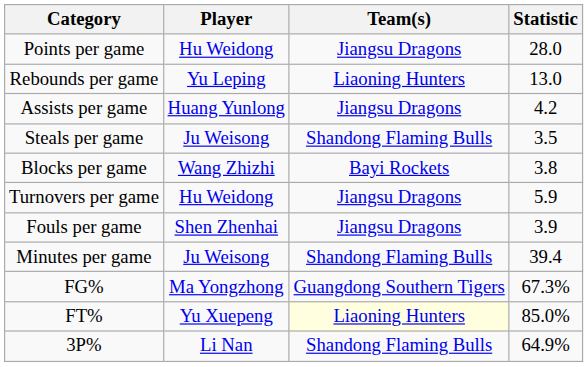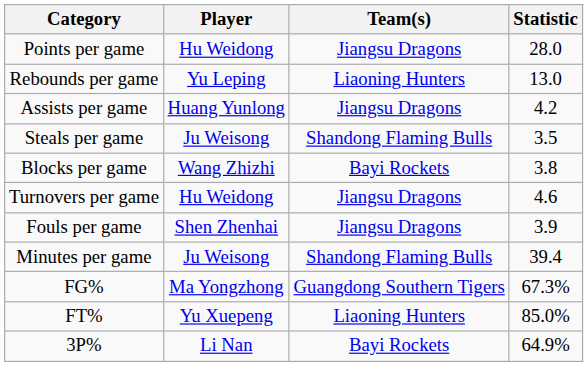(546, 197) 5.9 -> (546, 197) 4.6
(399, 316) lightyellow background -> (399, 316) no background
(399, 345) Shandong Flaming Bulls -> (399, 345) Bayi Rockets
